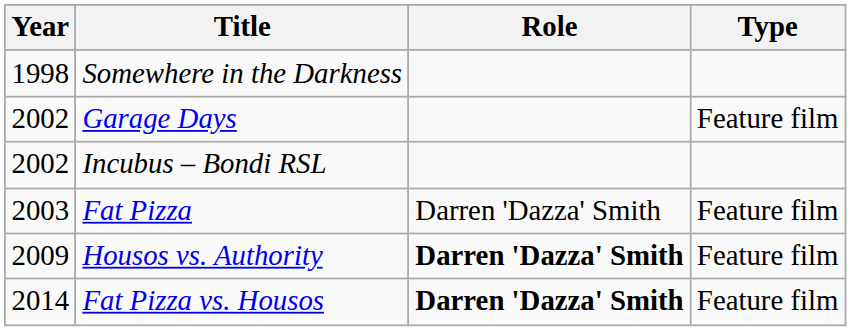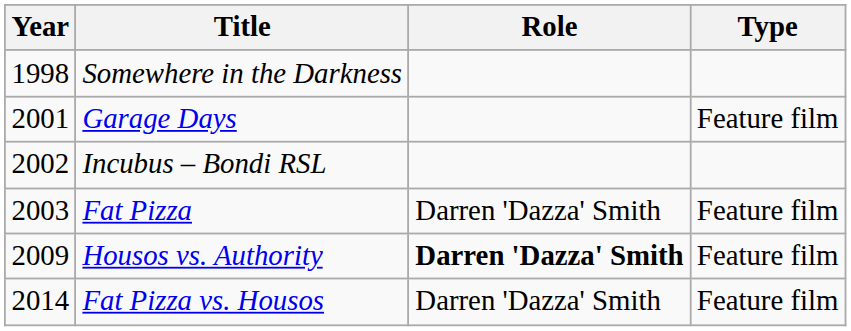(40, 118) 2002 -> (40, 118) 2001
(549, 301) bold -> (538, 301) normal
